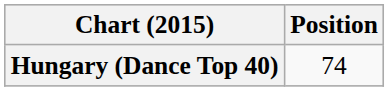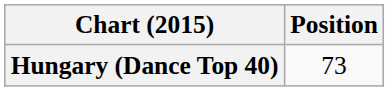(334, 65) 74 -> (334, 65) 73
